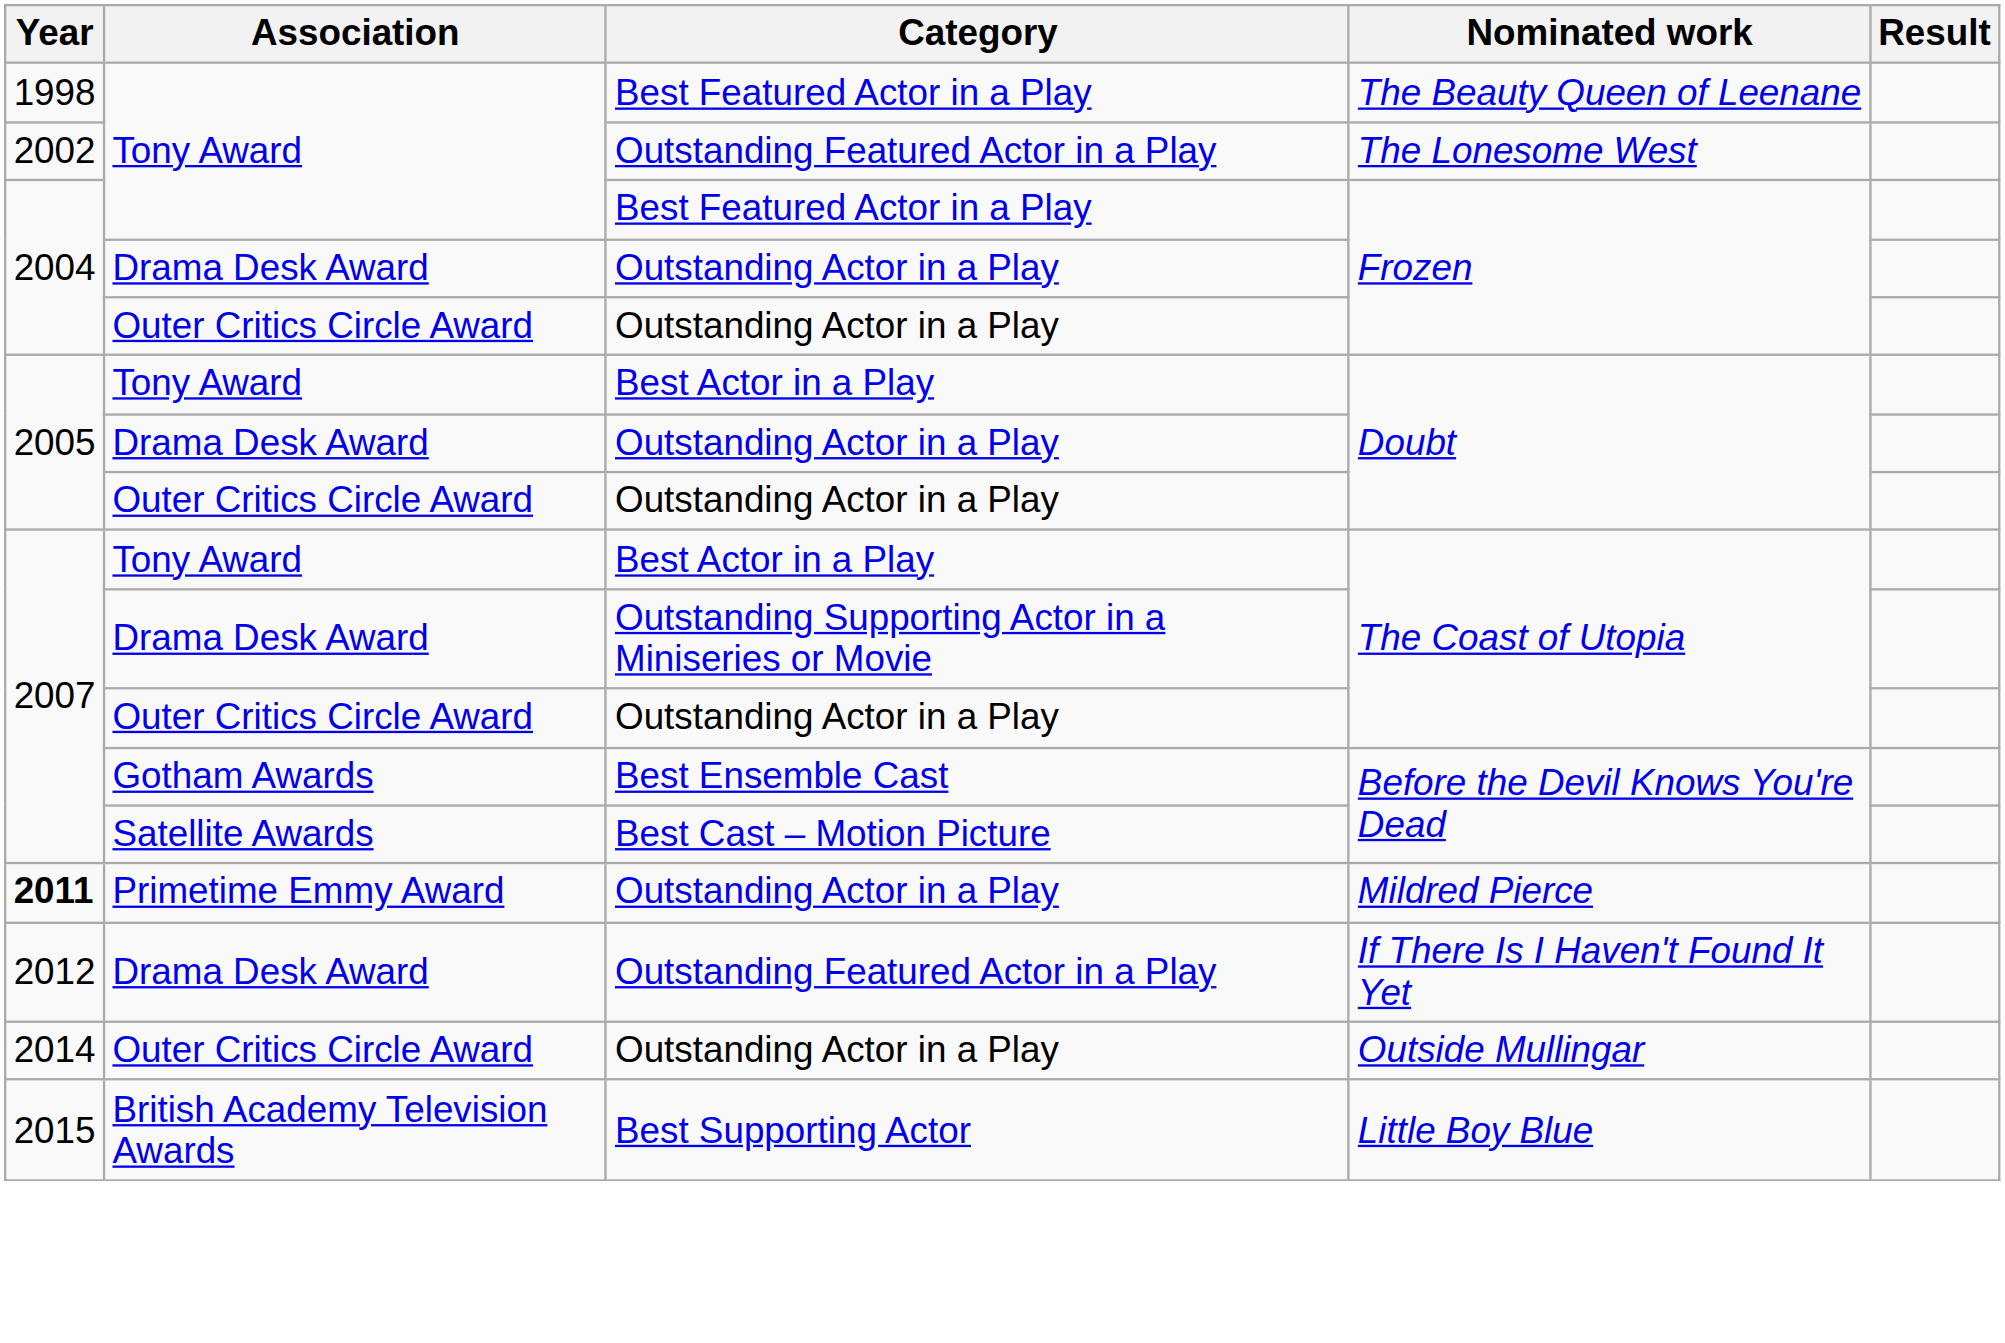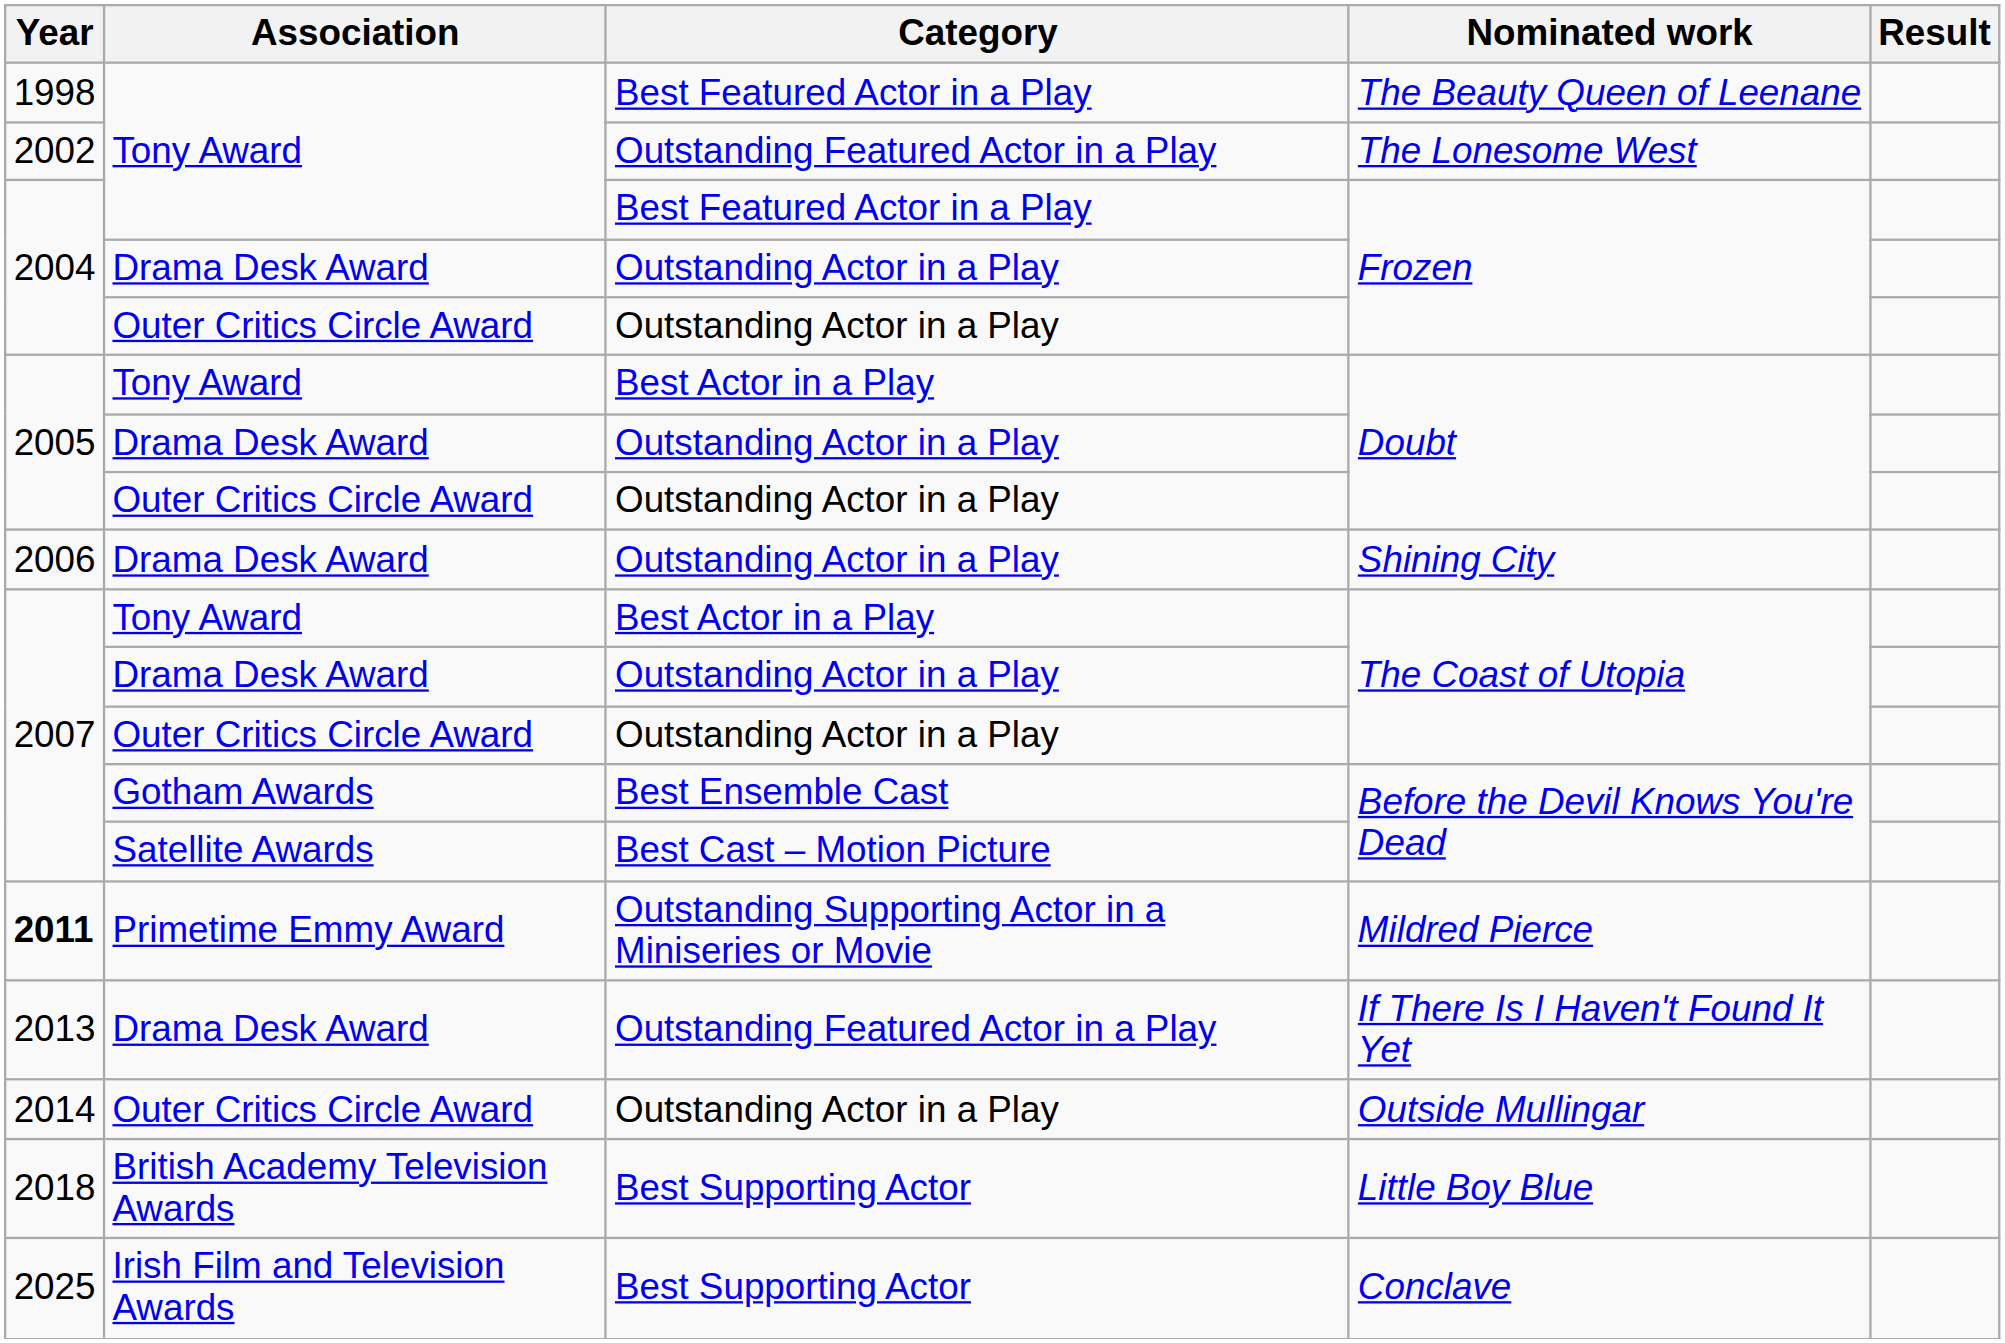+ row: (271, 558)
(890, 638) Outstanding Supporting Actor in a Miniseries or Movie -> (837, 675) Outstanding Actor in a Play
(837, 892) Outstanding Actor in a Play -> (890, 929) Outstanding Supporting Actor in a Miniseries or Movie
(55, 971) 2012 -> (55, 1029) 2013
(55, 1129) 2015 -> (55, 1187) 2018
+ row: (308, 1287)
